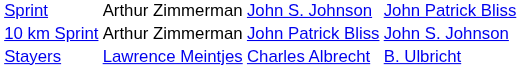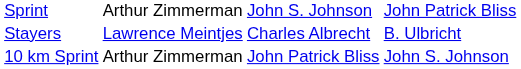rows swapped: (33, 56) <-> (51, 33)
